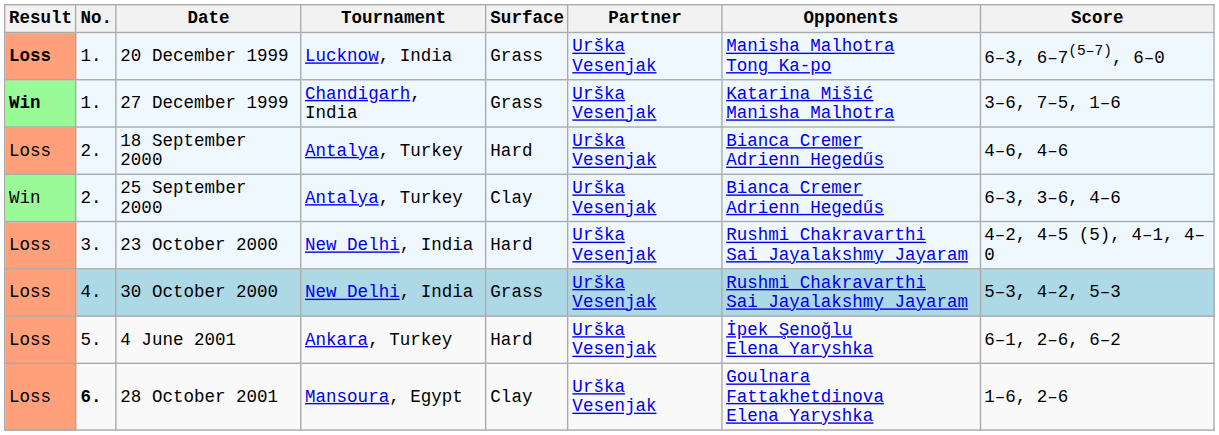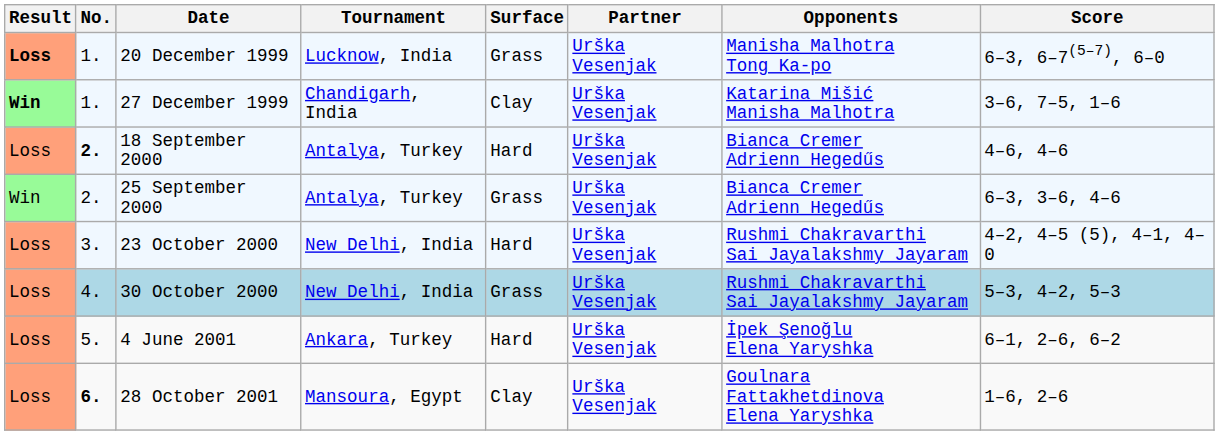(517, 103) Grass -> (511, 103) Clay
(91, 150) normal -> (91, 150) bold
(511, 198) Clay -> (517, 198) Grass
